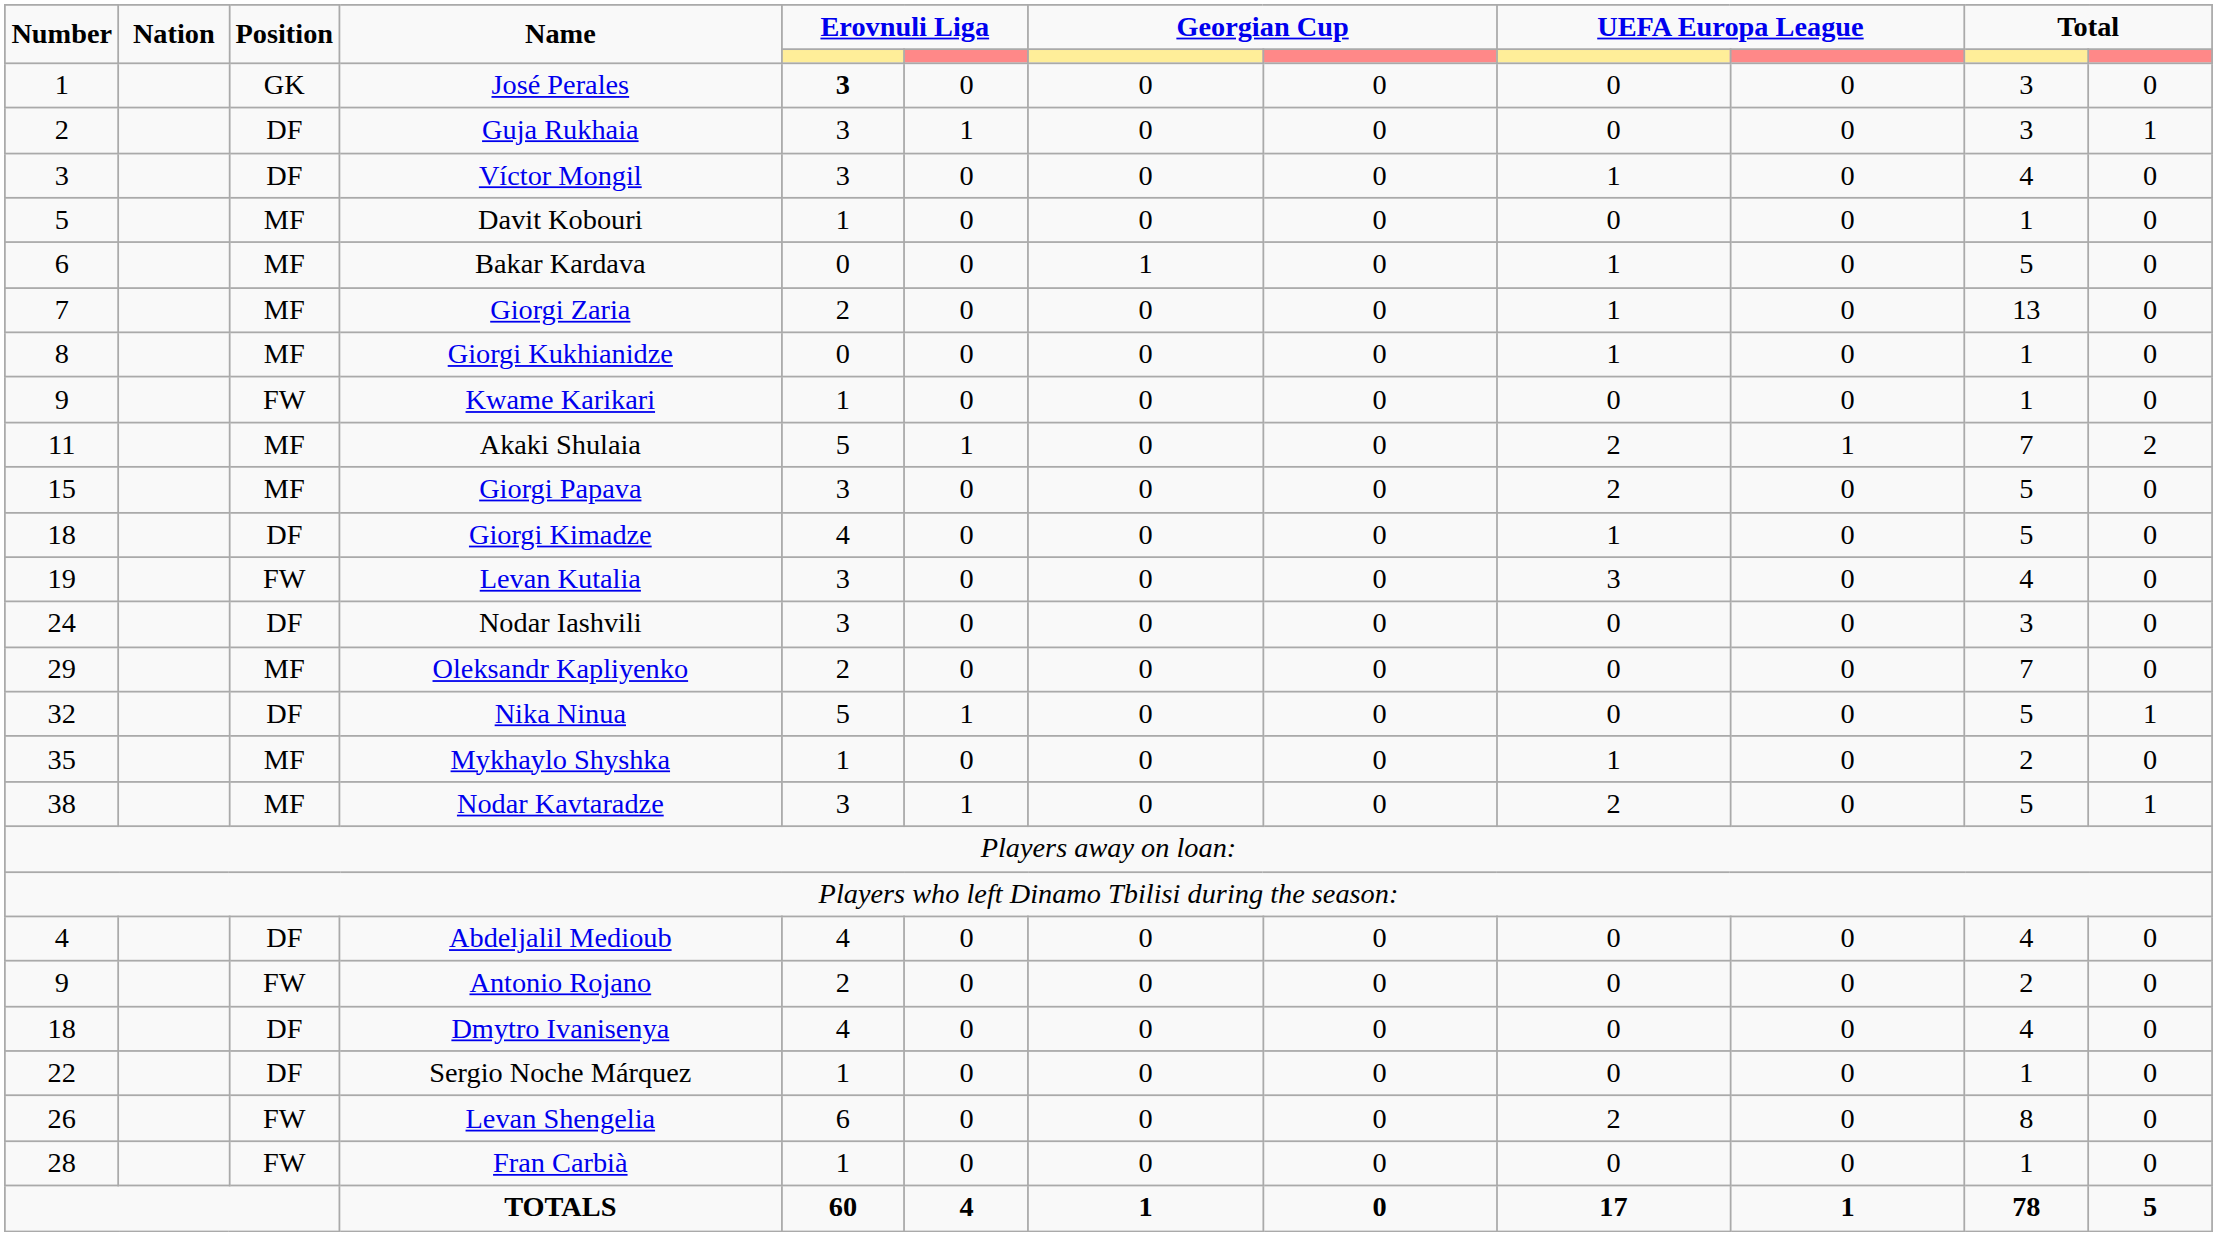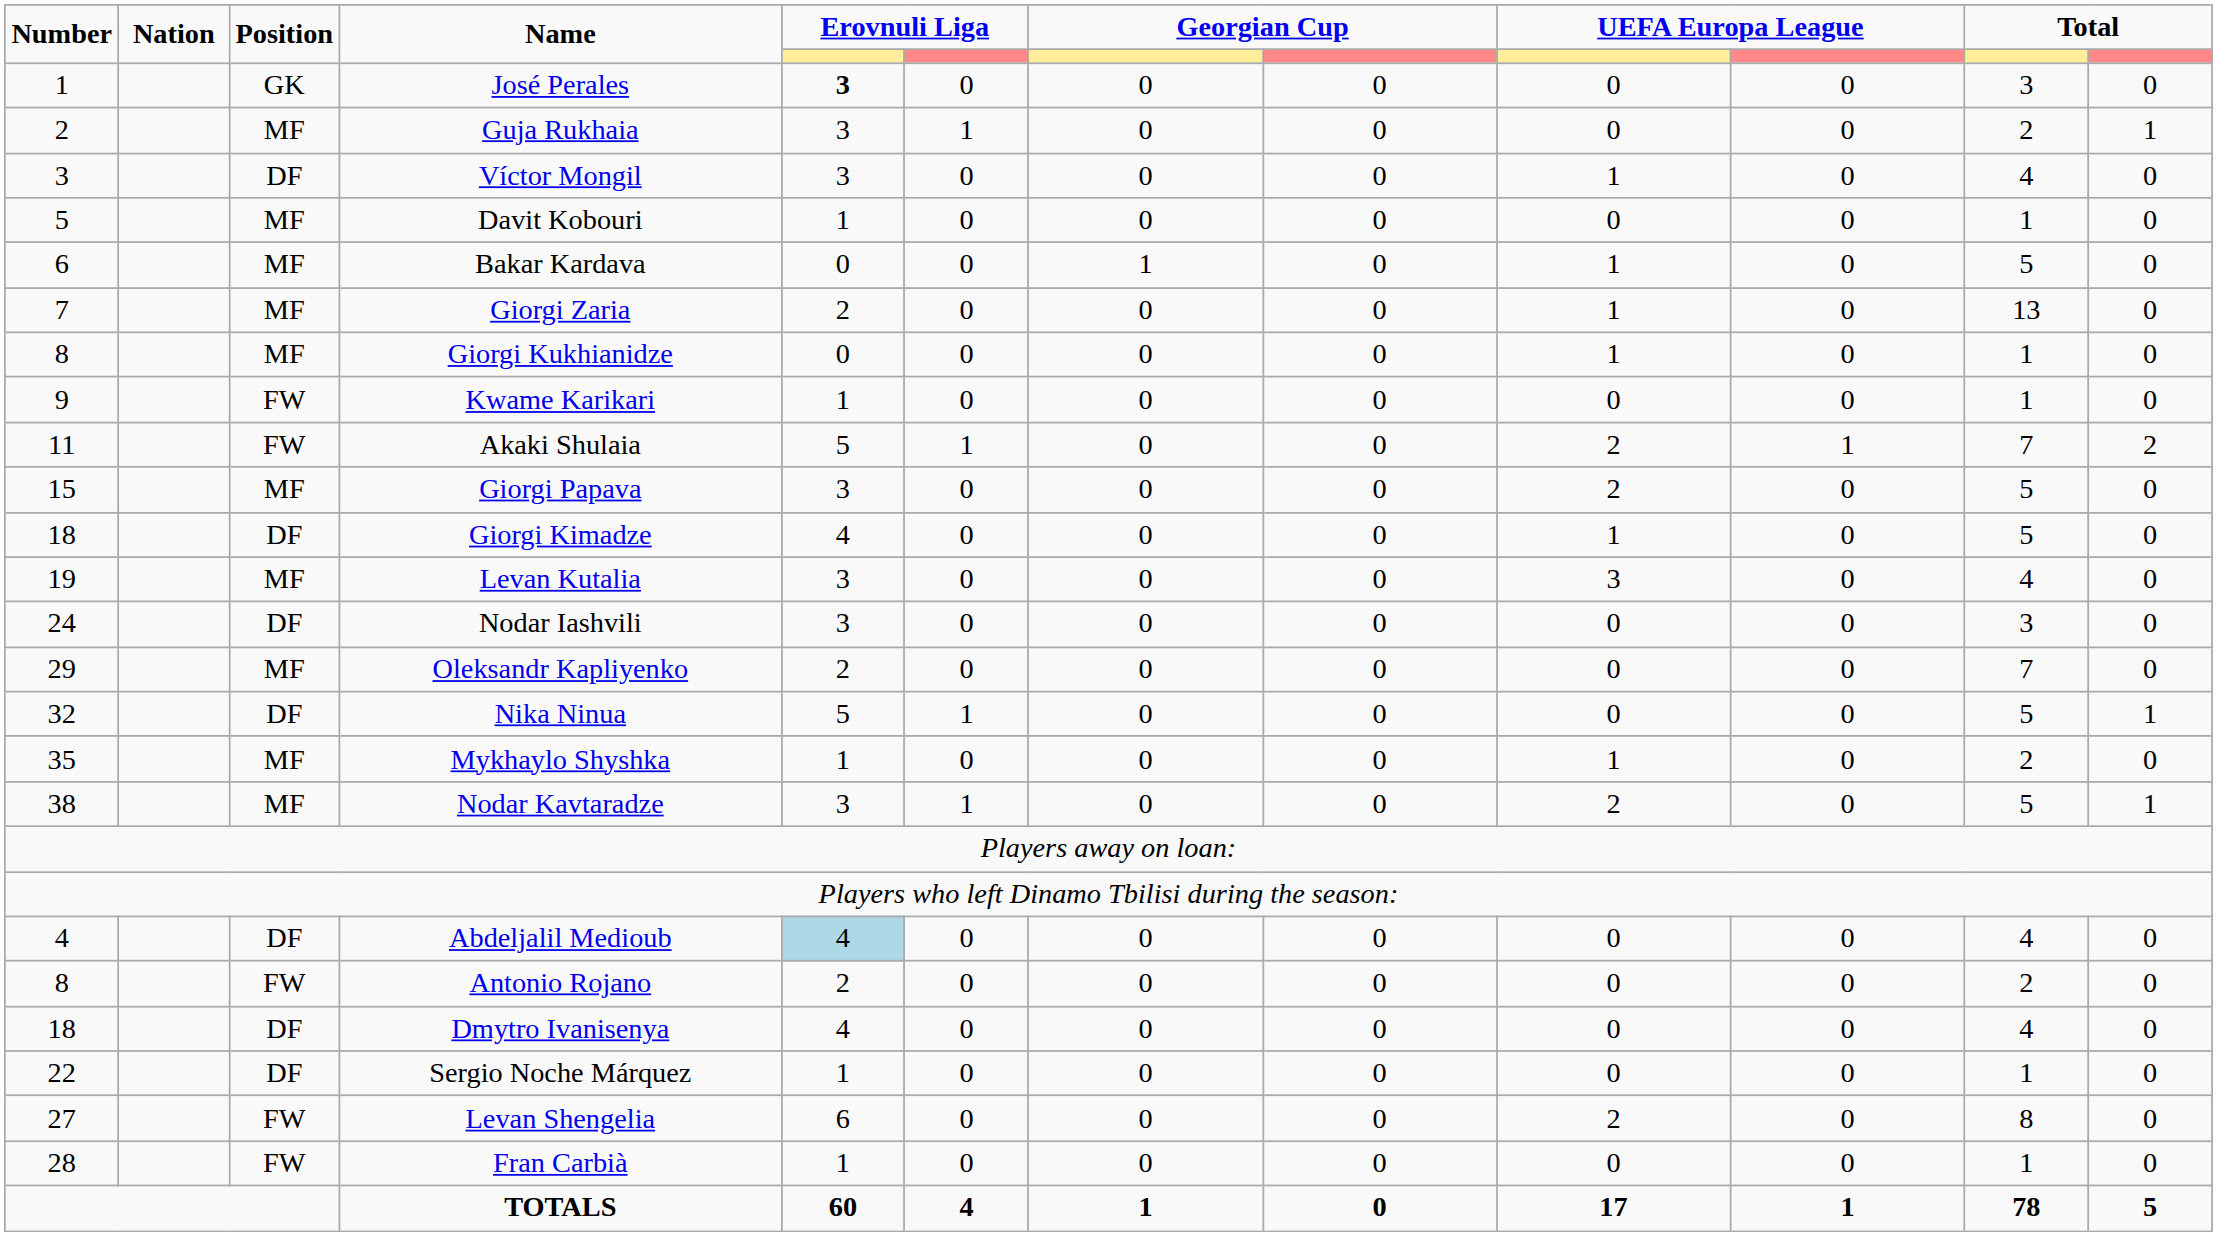(284, 129) DF -> (284, 129) MF
(2026, 129) 3 -> (2026, 129) 2
(284, 444) MF -> (284, 444) FW
(284, 578) FW -> (284, 578) MF
(843, 938) no background -> (843, 938) lightblue background
(62, 983) 9 -> (62, 983) 8
(62, 1117) 26 -> (62, 1117) 27
